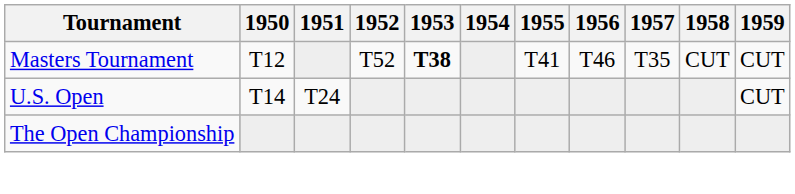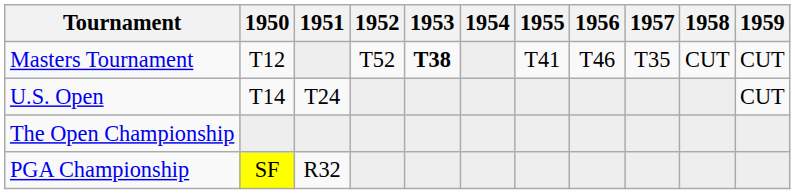+ row: (100, 170)
